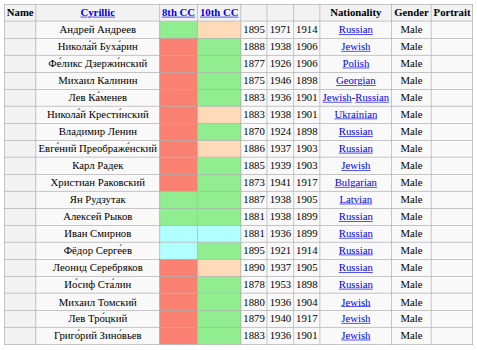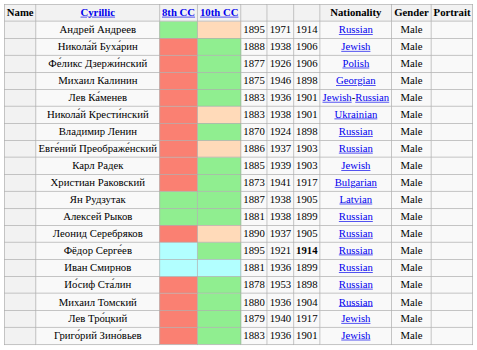rows swapped: (98, 268) <-> (98, 234)
(307, 251) normal -> (307, 251) bold
(356, 302) Jewish -> (356, 302) Russian
